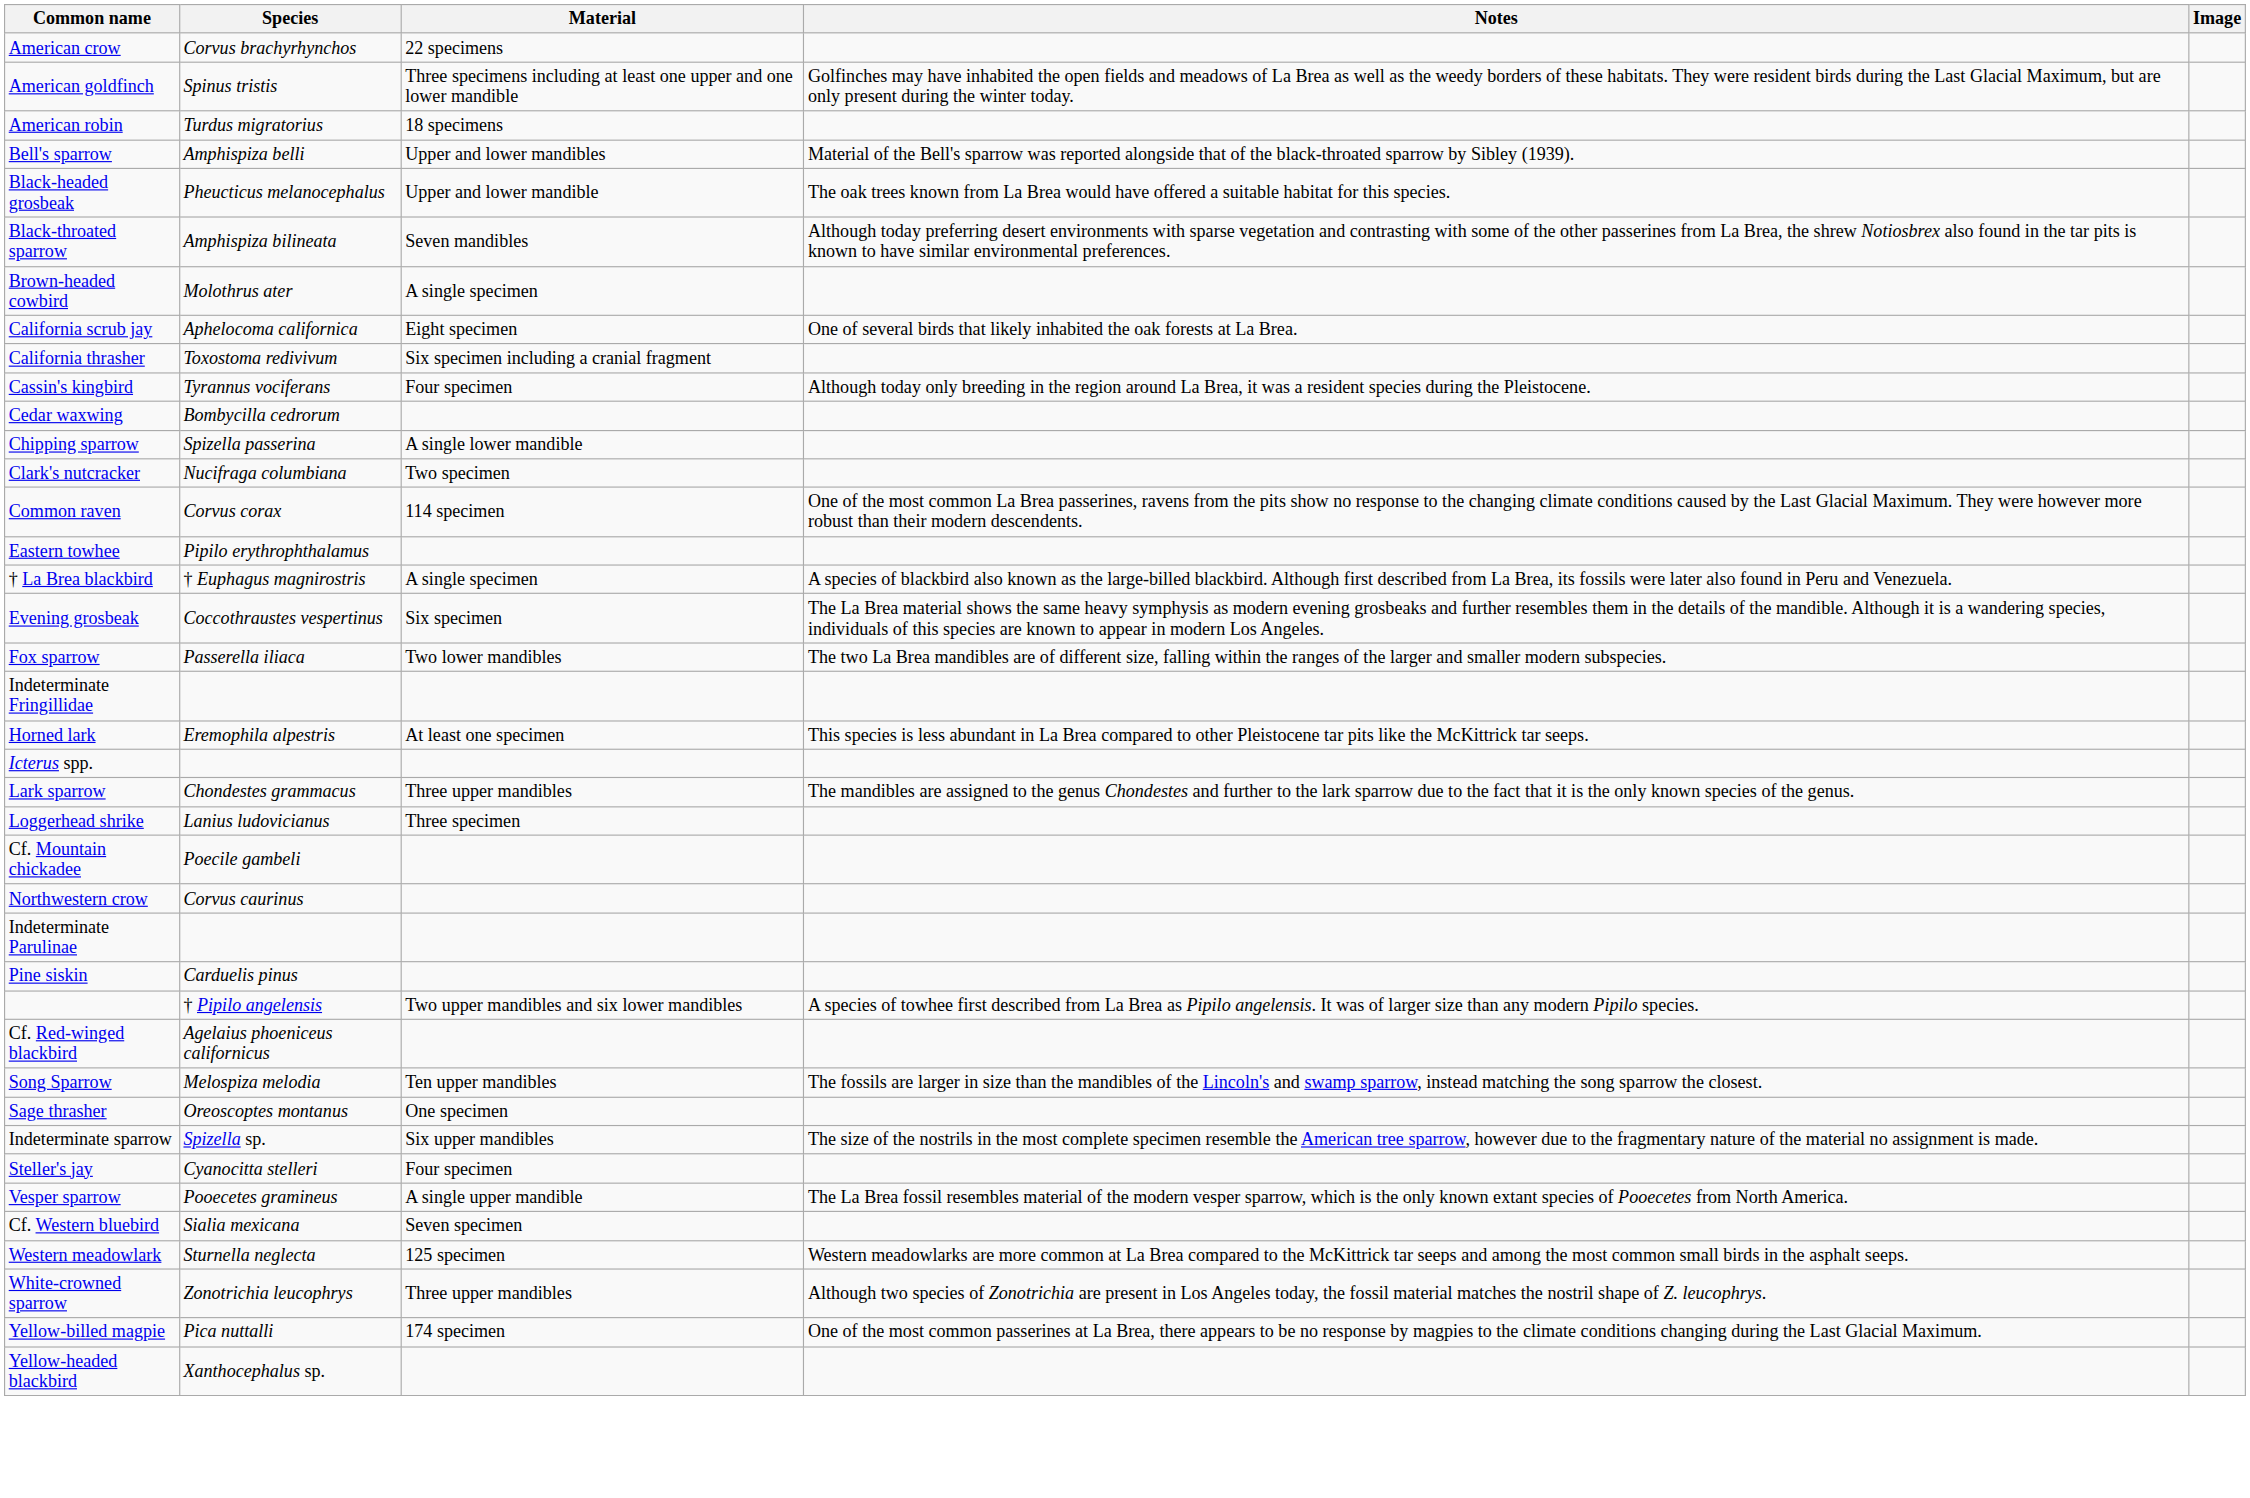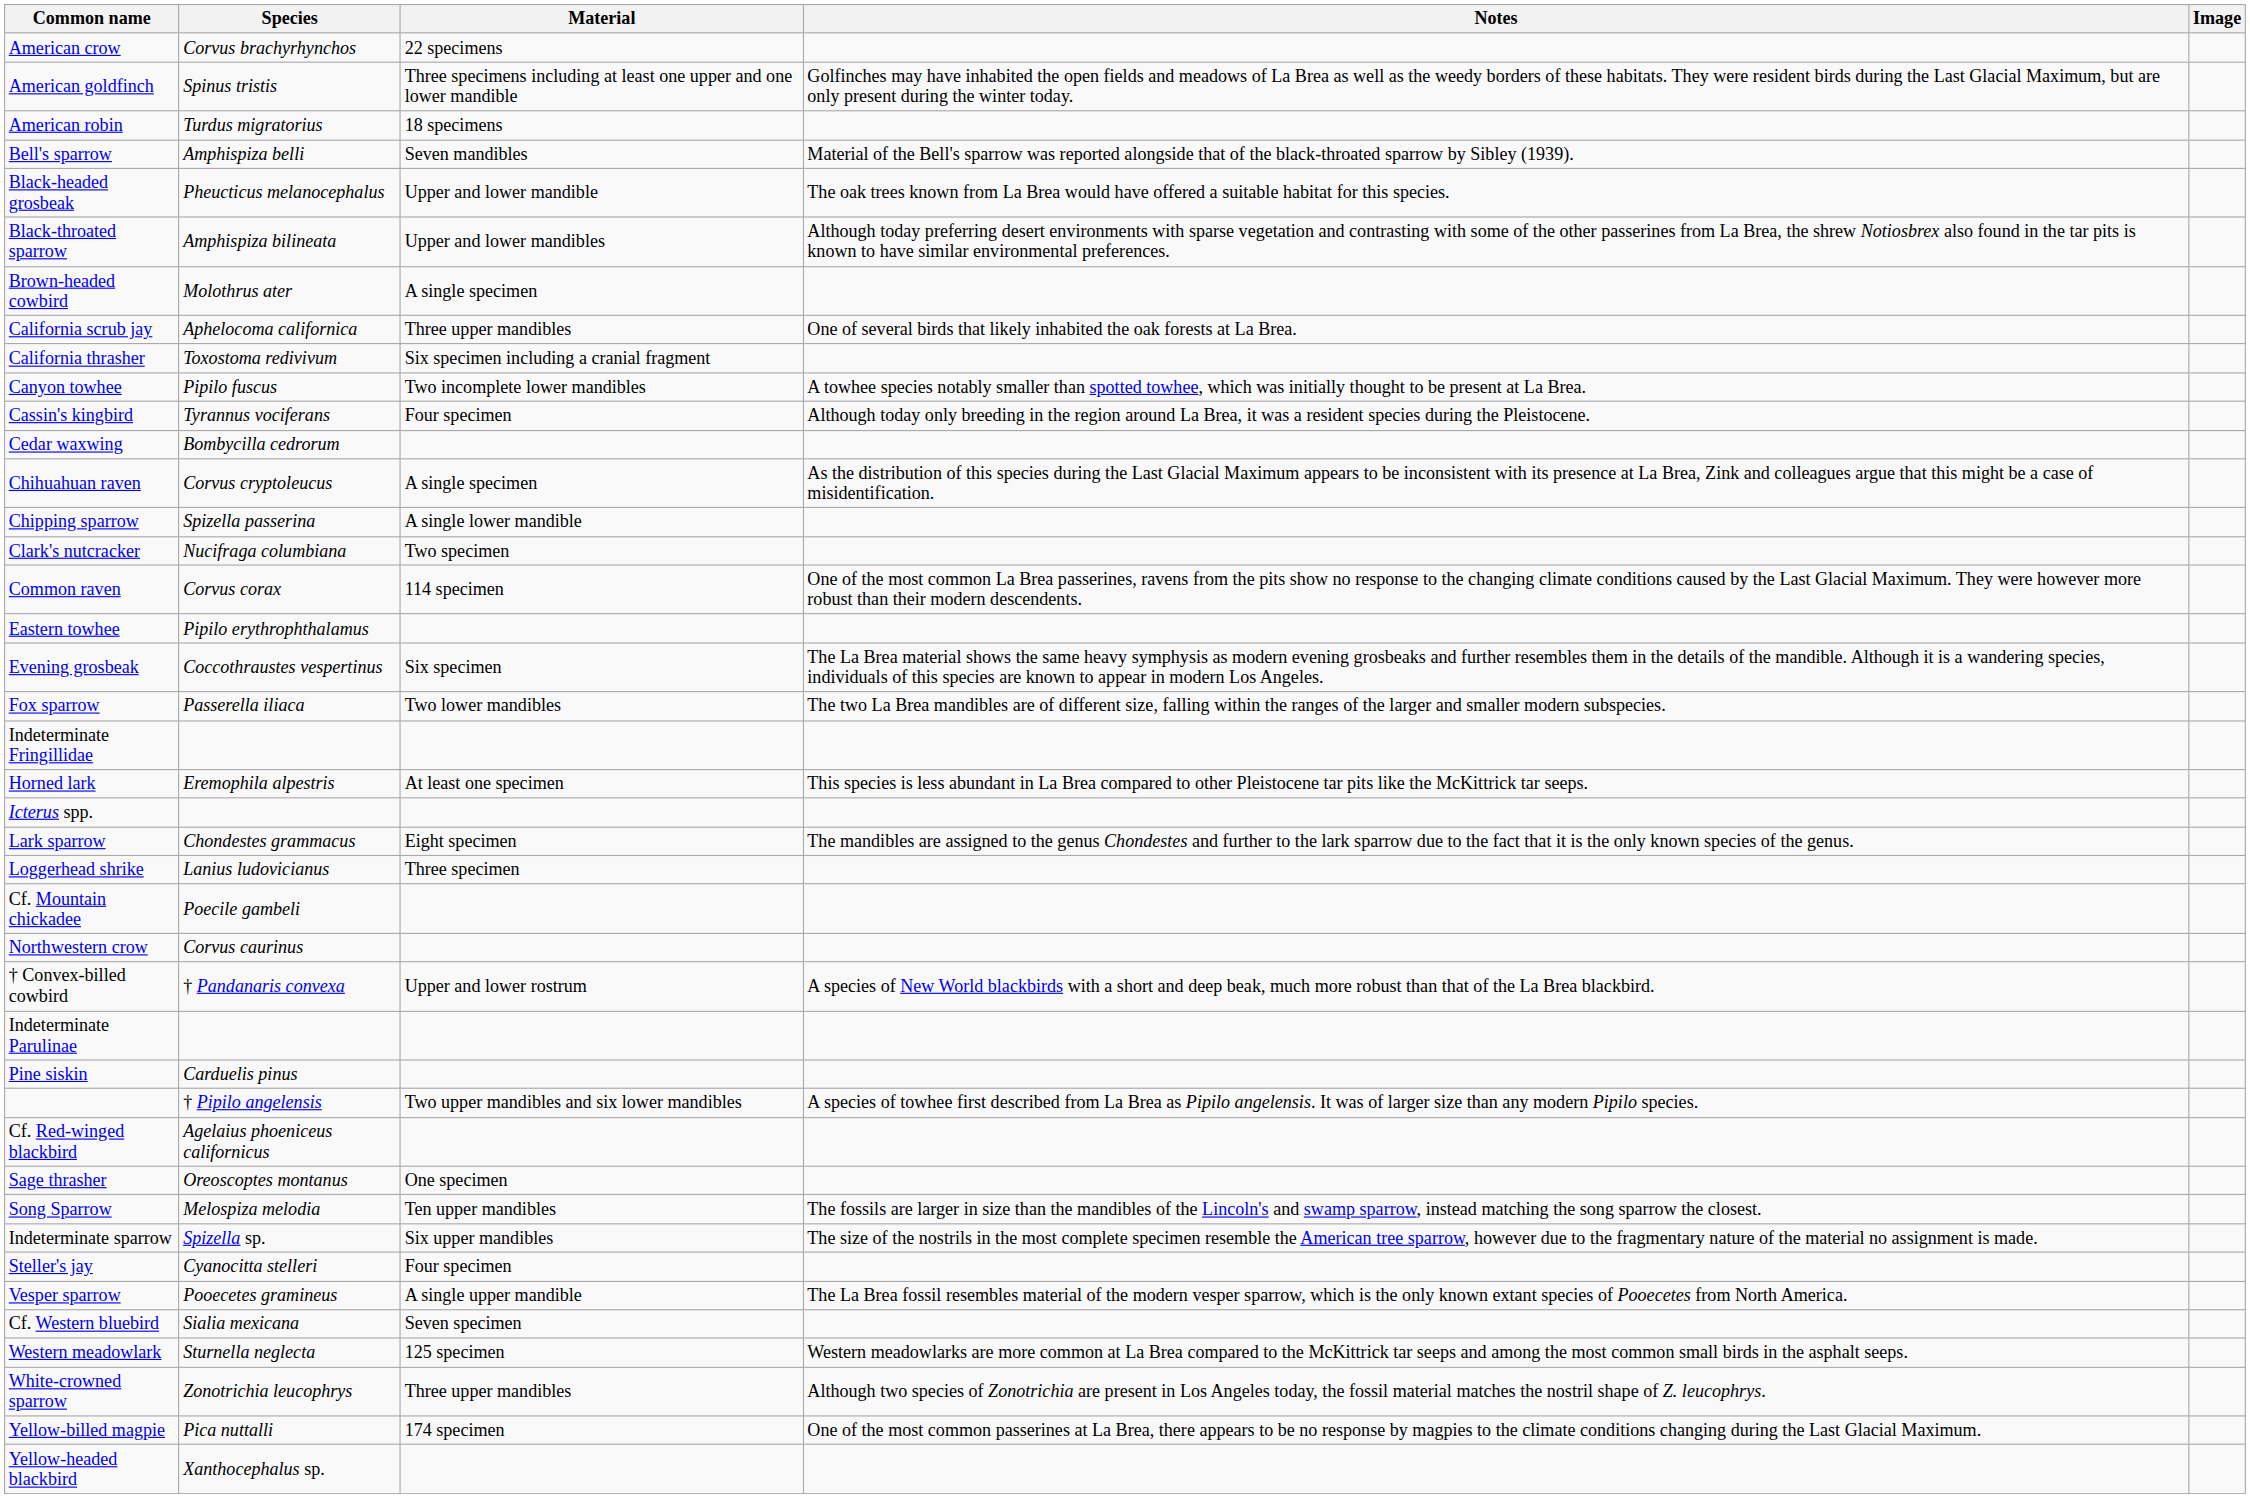(505, 153) Upper and lower mandibles -> (466, 153) Seven mandibles
(467, 241) Seven mandibles -> (505, 241) Upper and lower mandibles
(461, 329) Eight specimen -> (488, 329) Three upper mandibles
+ row: (65, 386)
+ row: (75, 483)
- row: (81, 579)
(489, 792) Three upper mandibles -> (461, 841) Eight specimen
+ row: (67, 986)
rows swapped: (58, 1111) <-> (60, 1082)
